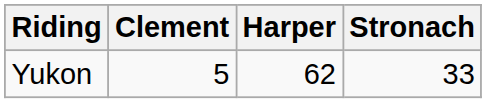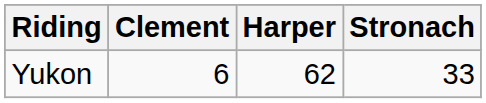(221, 73) 5 -> (221, 73) 6
